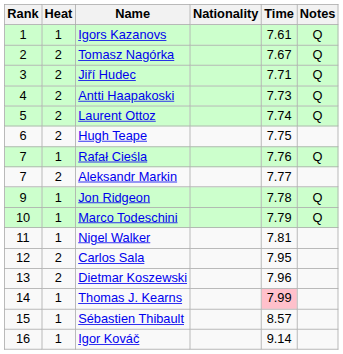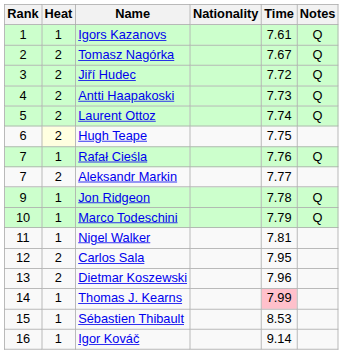(279, 75) 7.71 -> (279, 75) 7.72
(58, 136) no background -> (58, 136) lightyellow background
(279, 319) 8.57 -> (279, 319) 8.53
